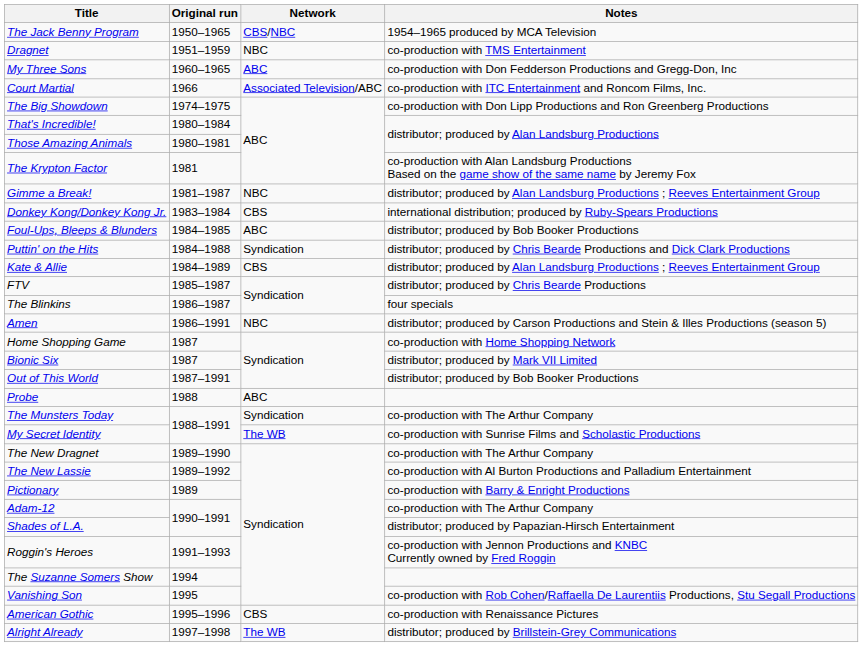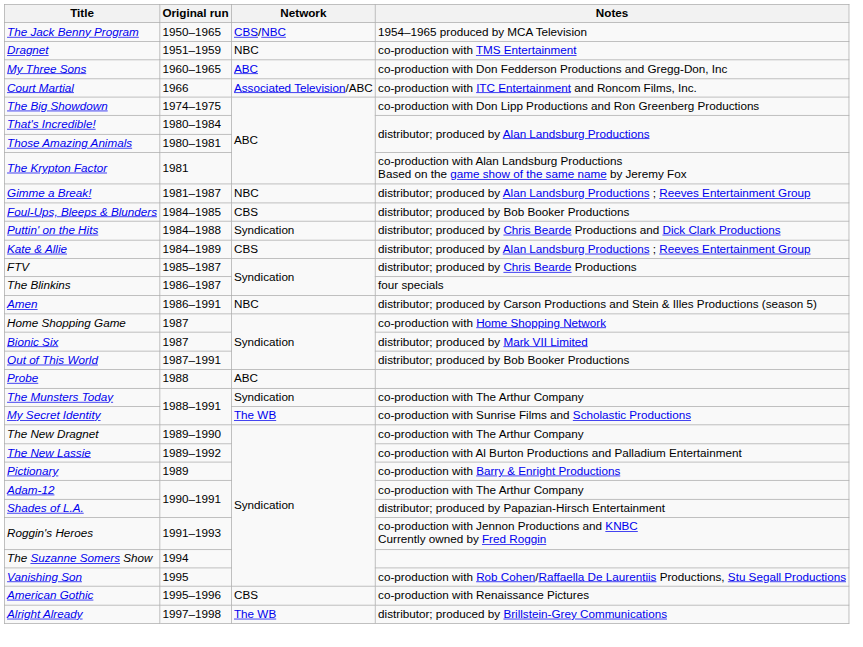- row: (87, 212)
(255, 230) ABC -> (246, 212) CBS
